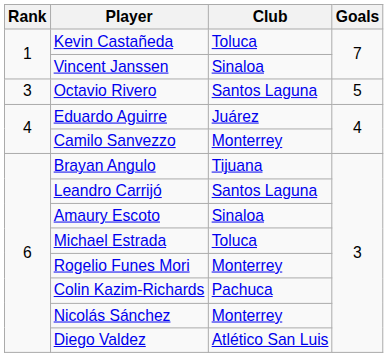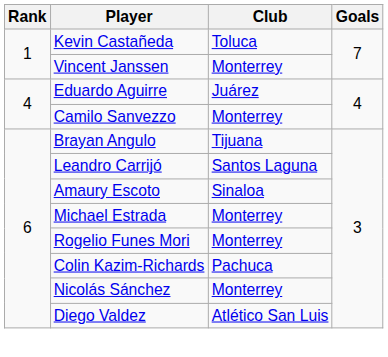(238, 66) Sinaloa -> (247, 66) Monterrey
- row: (105, 91)
(234, 240) Toluca -> (247, 215) Monterrey
